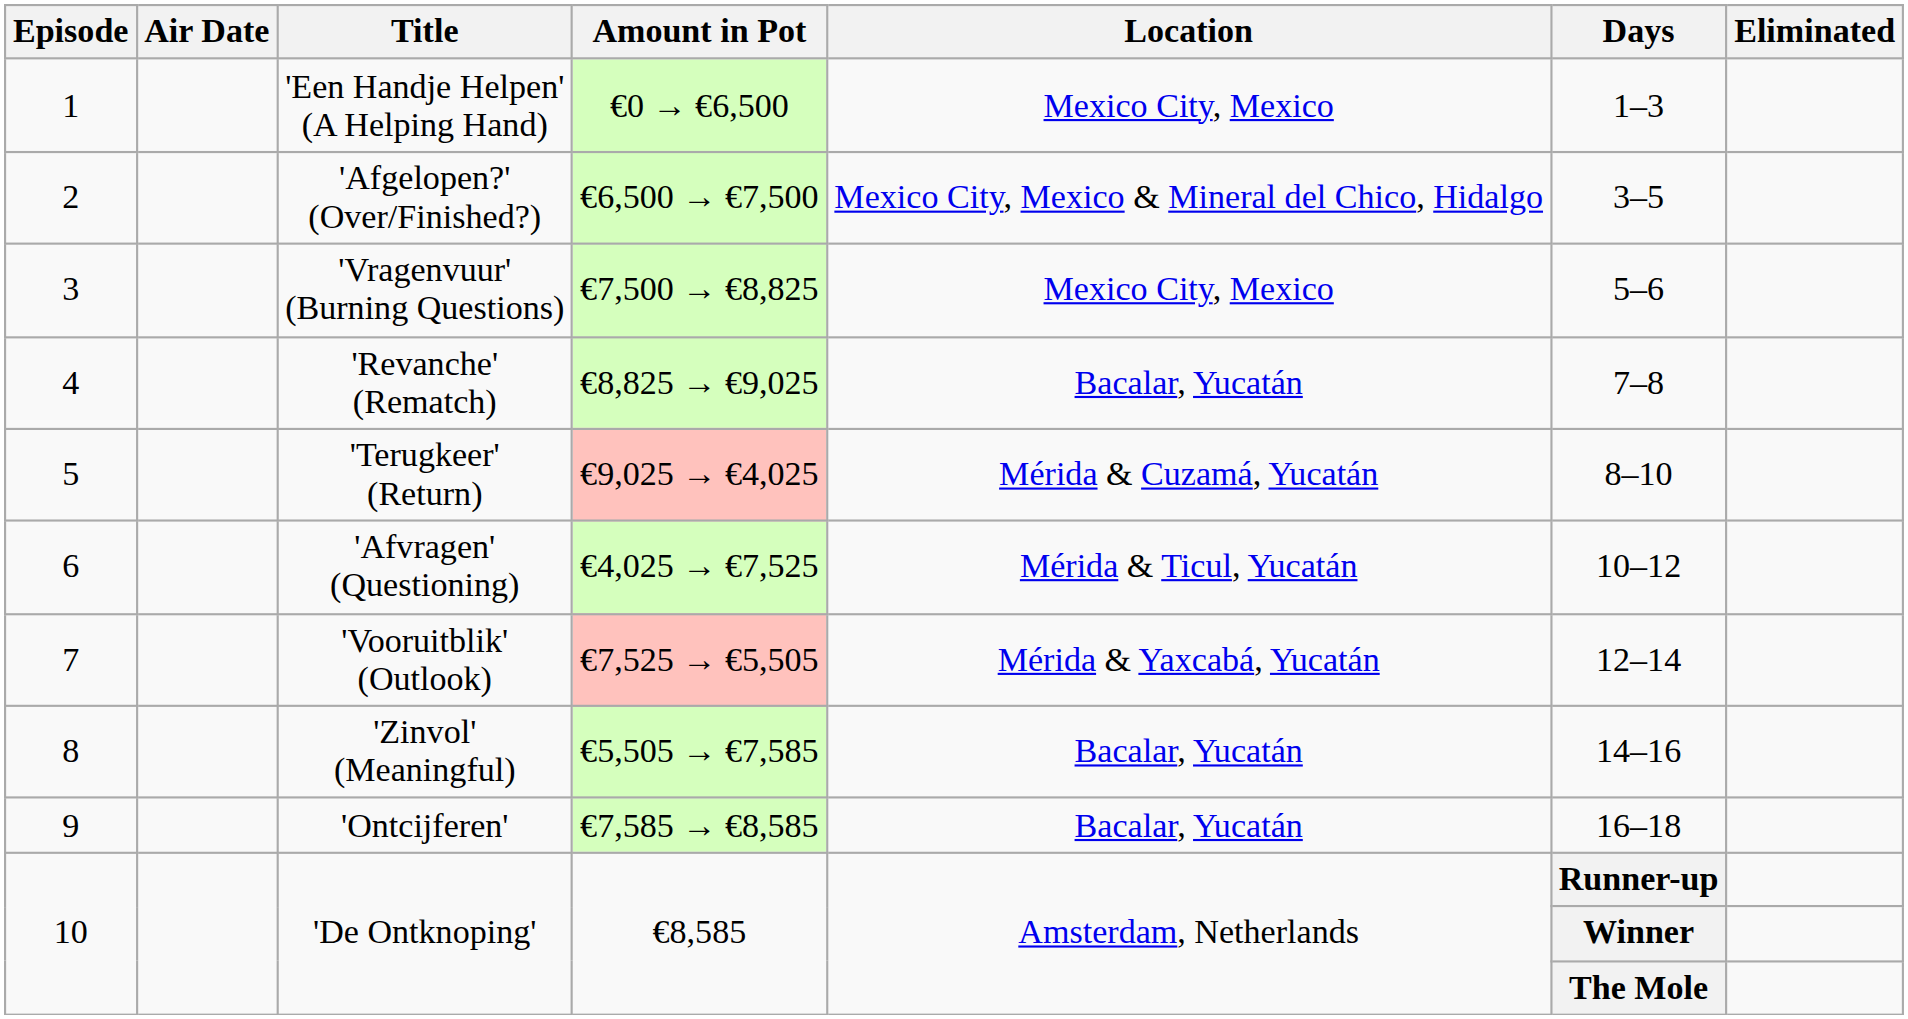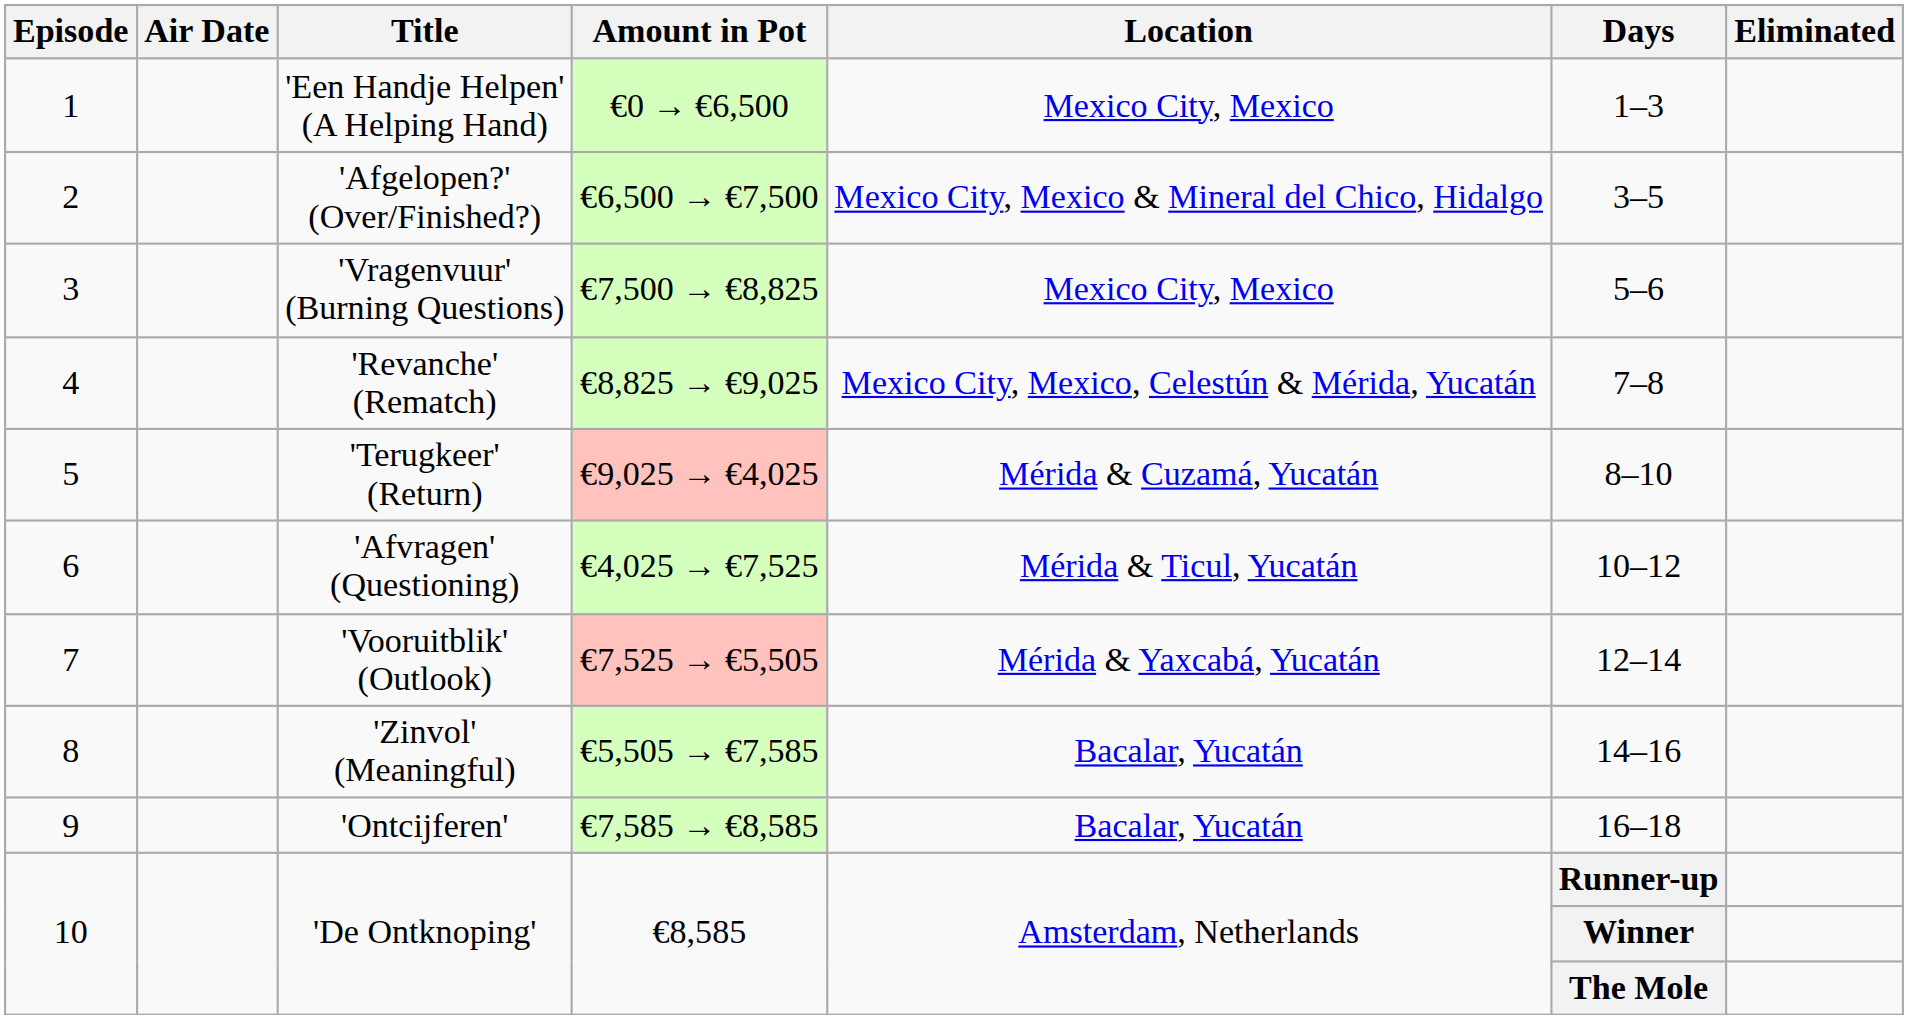(1189, 381) Bacalar, Yucatán -> (1189, 381) Mexico City, Mexico, Celestún & Mérida, Yucatán
